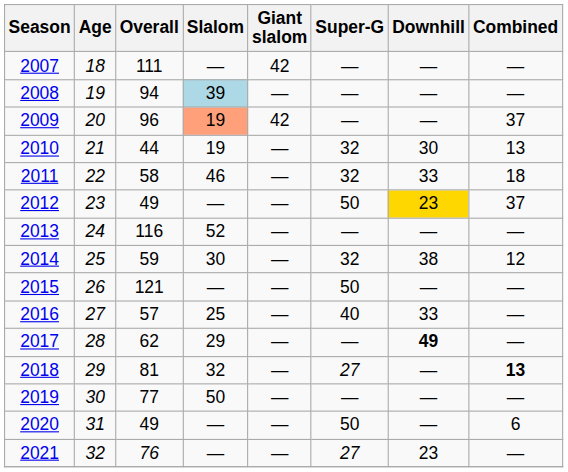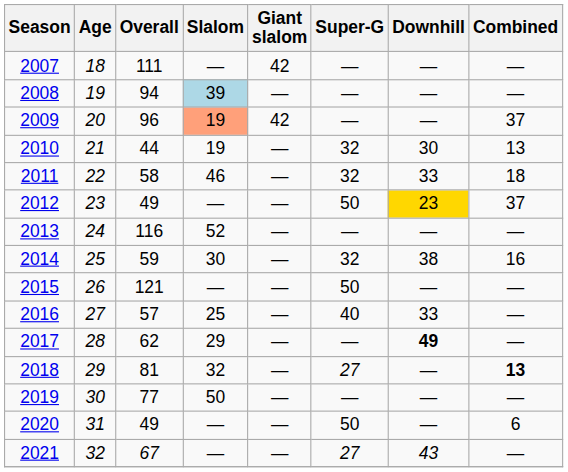(516, 259) 12 -> (516, 259) 16
(149, 452) 76 -> (149, 452) 67
(429, 452) 23 -> (429, 452) 43
